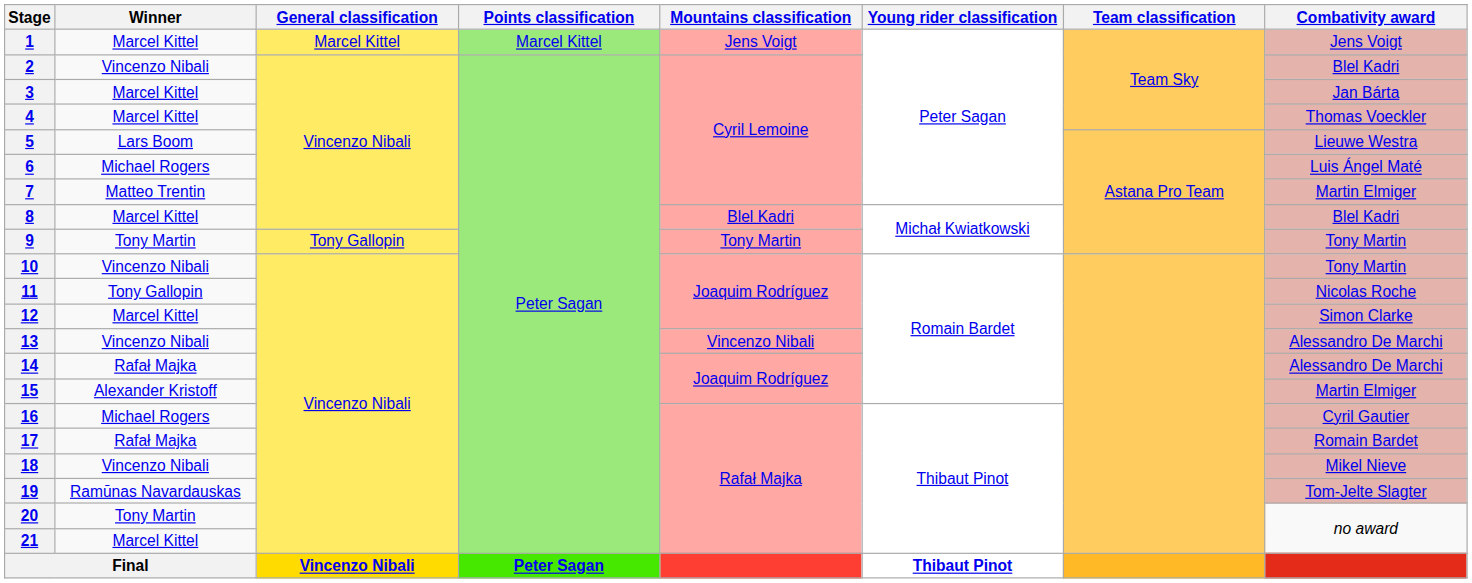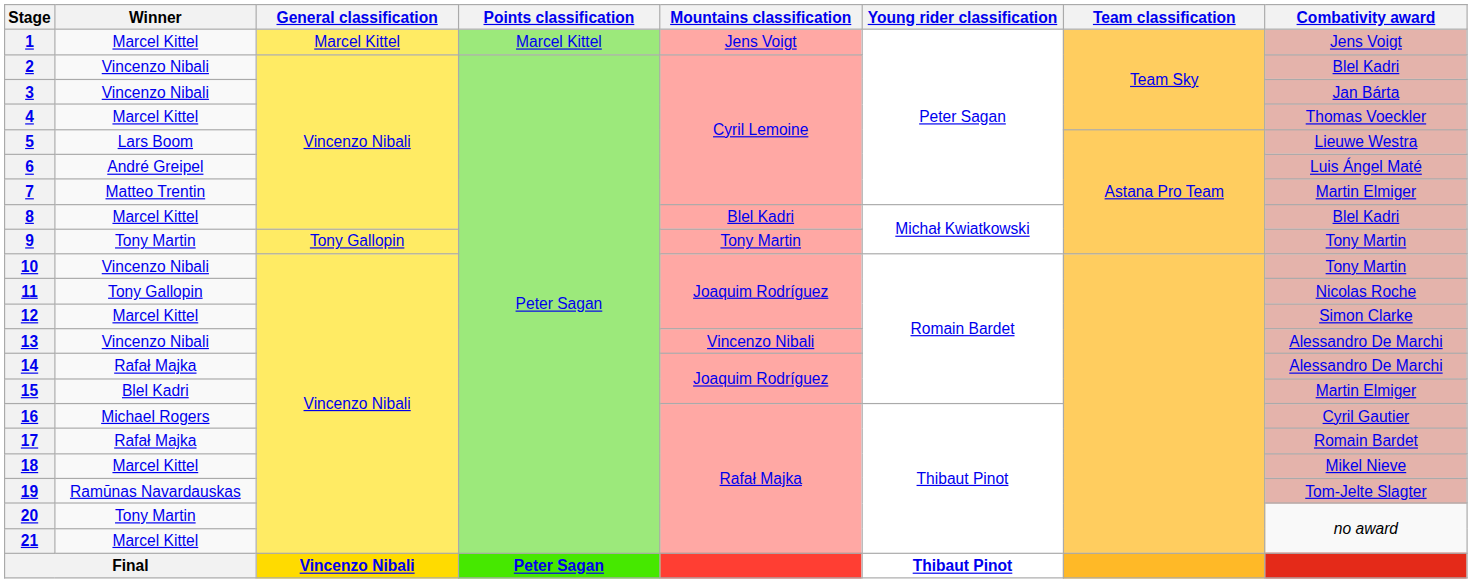(155, 92) Marcel Kittel -> (155, 92) Vincenzo Nibali
(155, 167) Michael Rogers -> (155, 167) André Greipel
(155, 391) Alexander Kristoff -> (155, 391) Blel Kadri
(155, 466) Vincenzo Nibali -> (155, 466) Marcel Kittel
